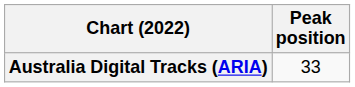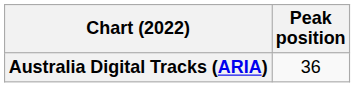(311, 67) 33 -> (311, 67) 36
